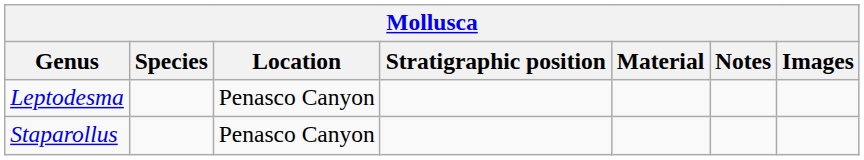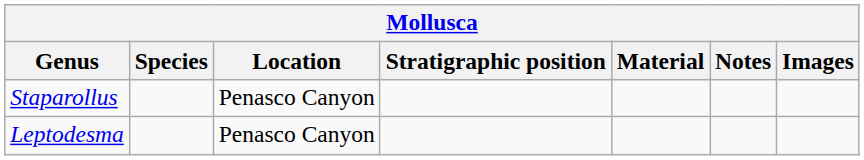rows swapped: (64, 135) <-> (67, 97)
